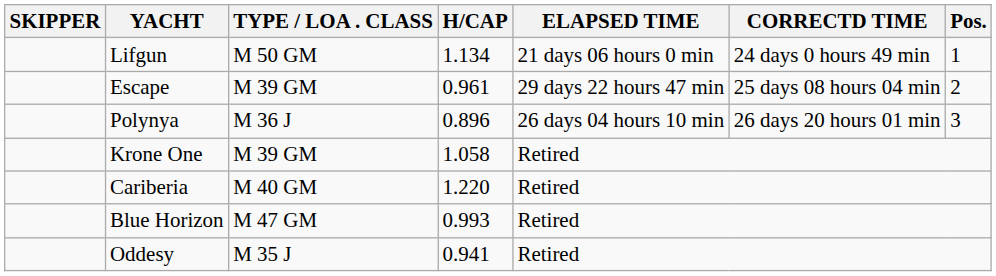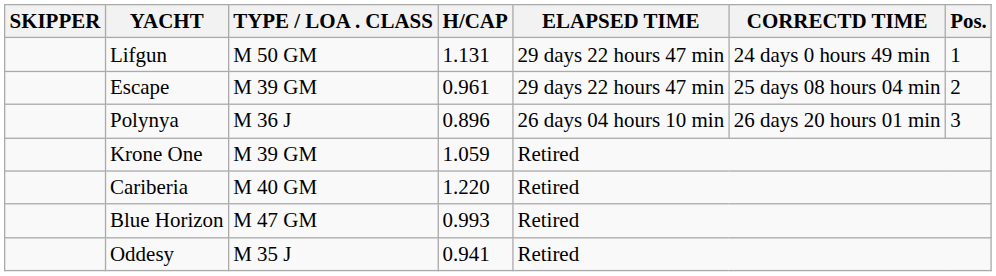(466, 54) 1.134 -> (466, 54) 1.131
(616, 54) 21 days 06 hours 0 min -> (621, 54) 29 days 22 hours 47 min
(466, 154) 1.058 -> (466, 154) 1.059
